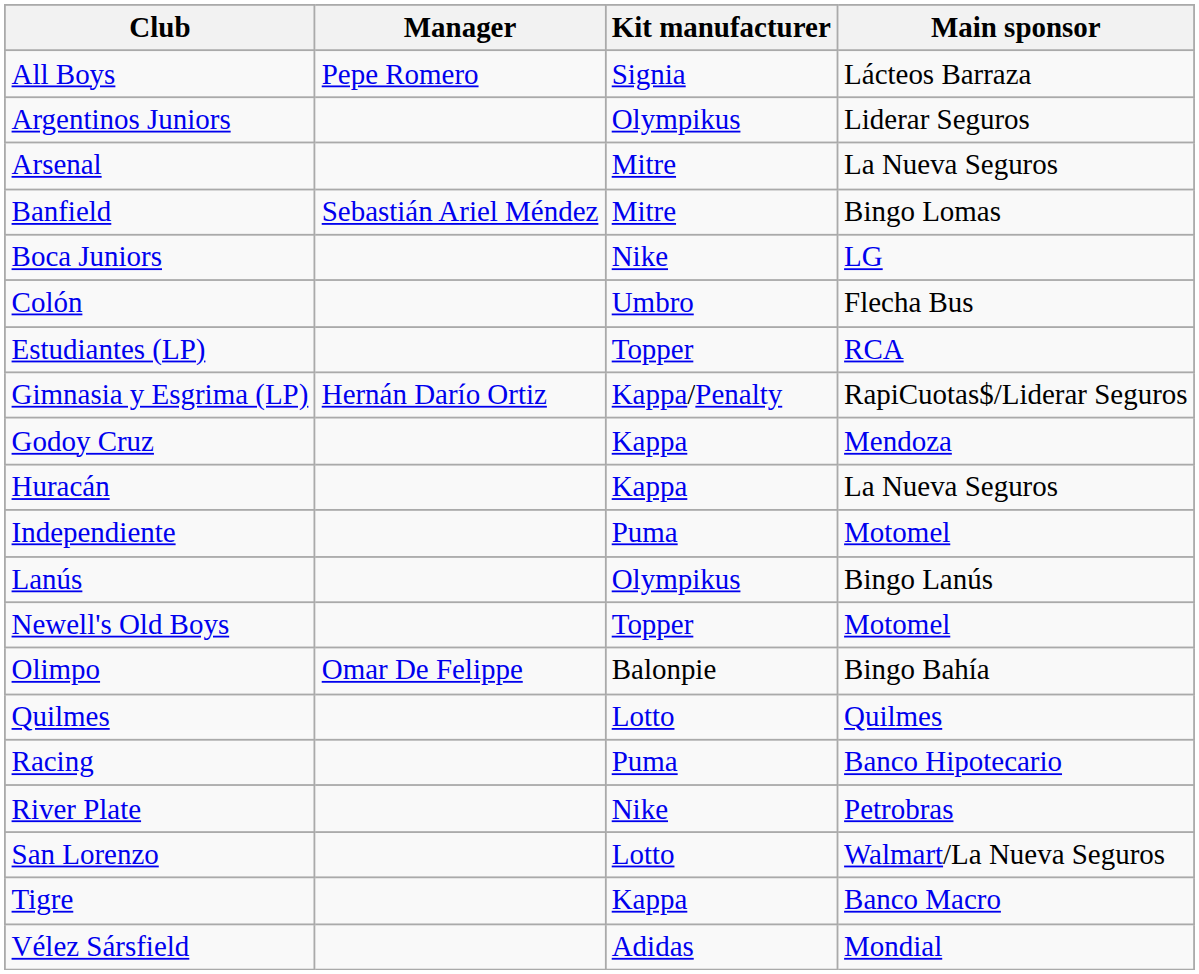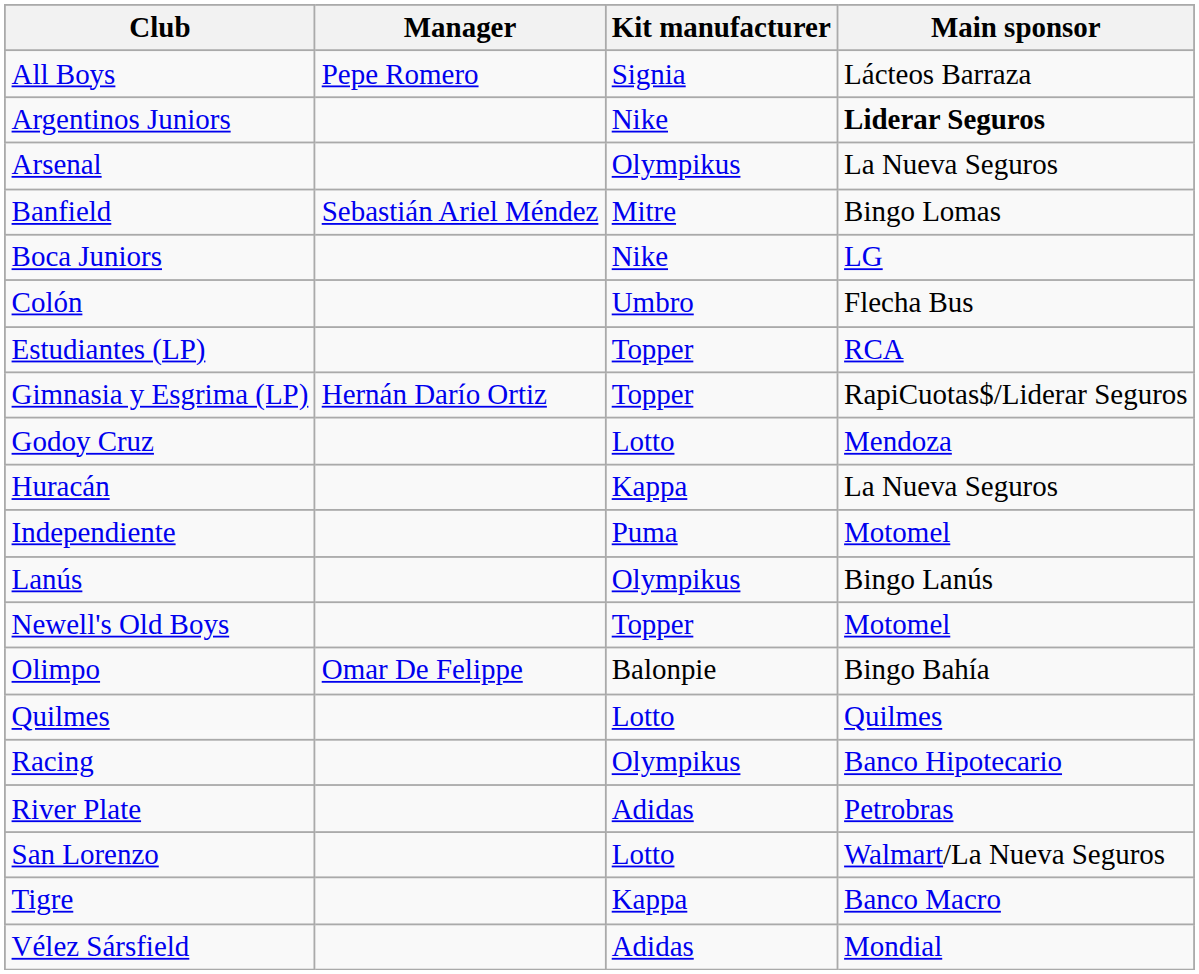(676, 119) Olympikus -> (640, 119) Nike
(937, 119) normal -> (945, 119) bold
(644, 165) Mitre -> (676, 165) Olympikus
(697, 394) Kappa/Penalty -> (653, 394) Topper
(650, 440) Kappa -> (643, 440) Lotto
(645, 762) Puma -> (676, 762) Olympikus
(640, 808) Nike -> (653, 808) Adidas
